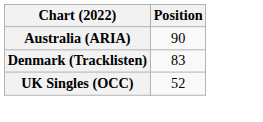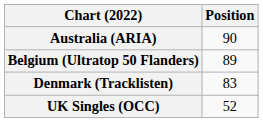+ row: (103, 60)
